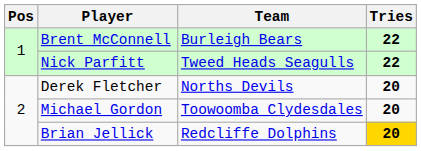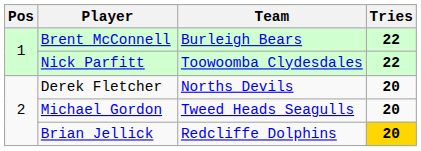(268, 63) Tweed Heads Seagulls -> (272, 63) Toowoomba Clydesdales
(272, 110) Toowoomba Clydesdales -> (268, 110) Tweed Heads Seagulls
